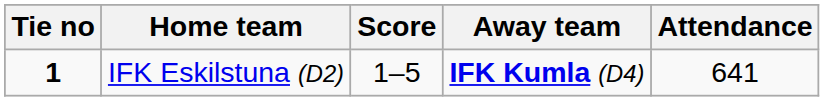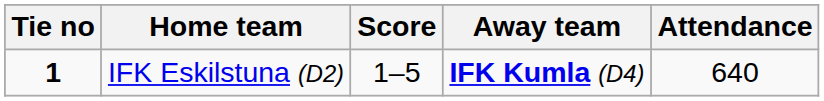(735, 72) 641 -> (735, 72) 640
